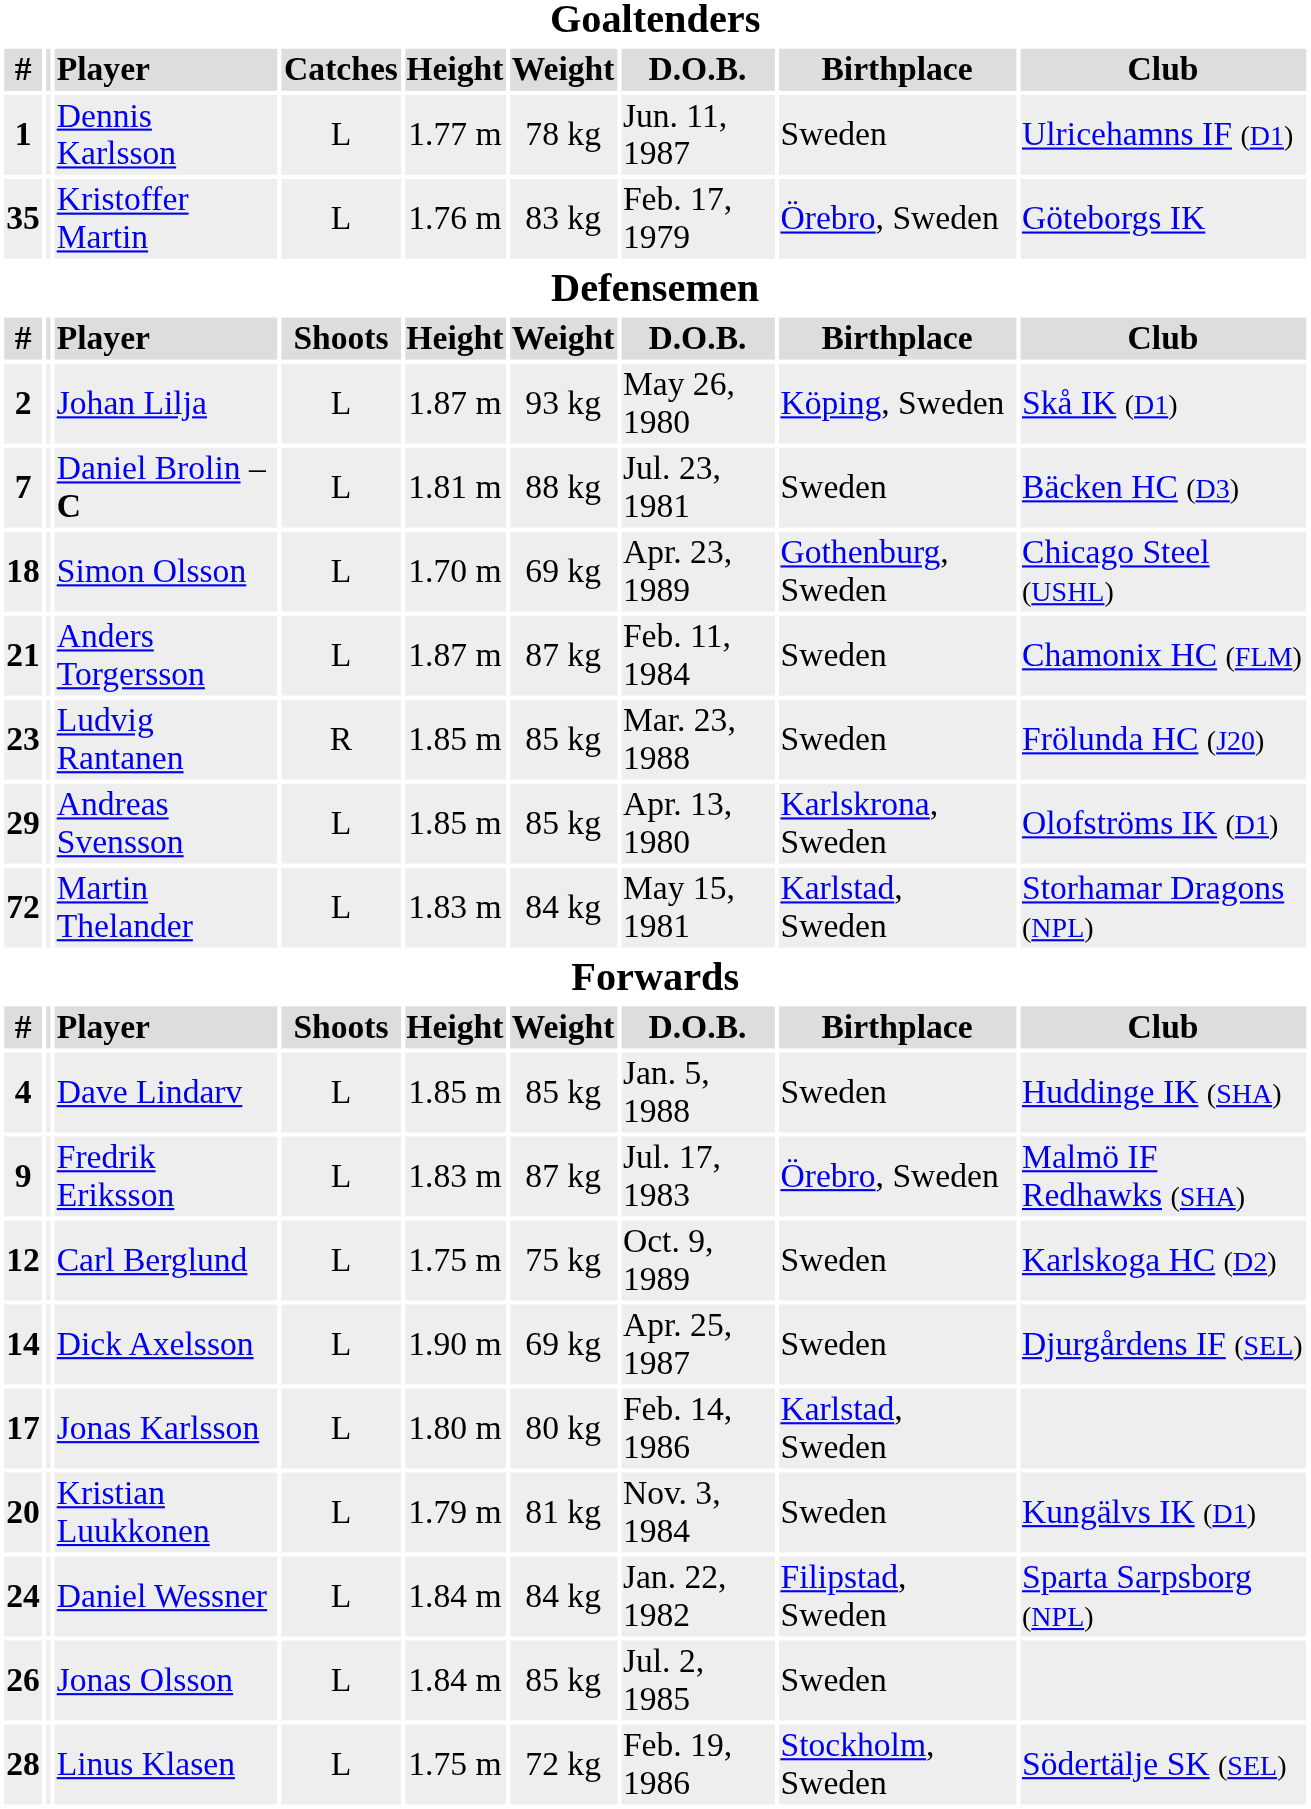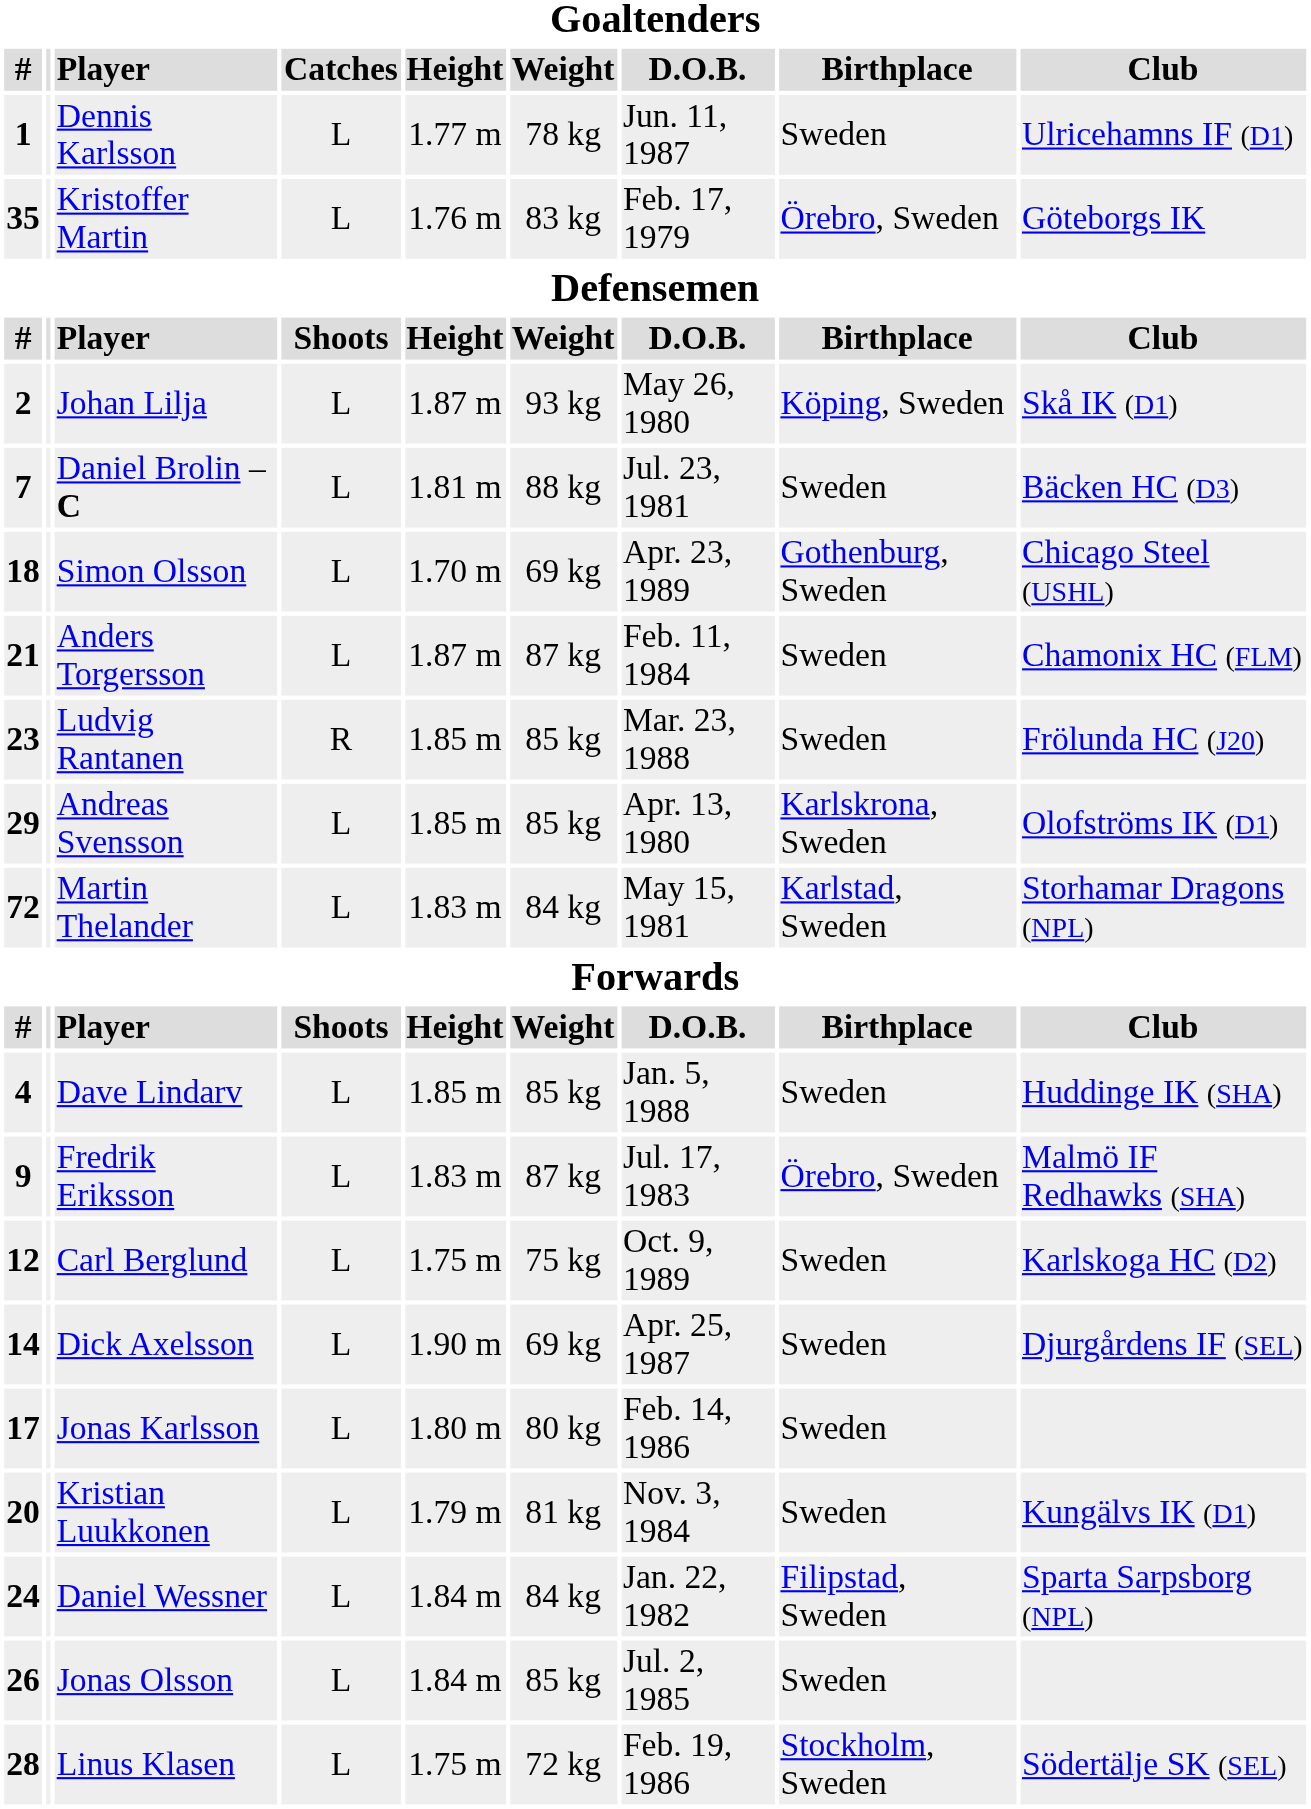(842, 1427) Karlstad, Sweden -> (834, 1427) Sweden
